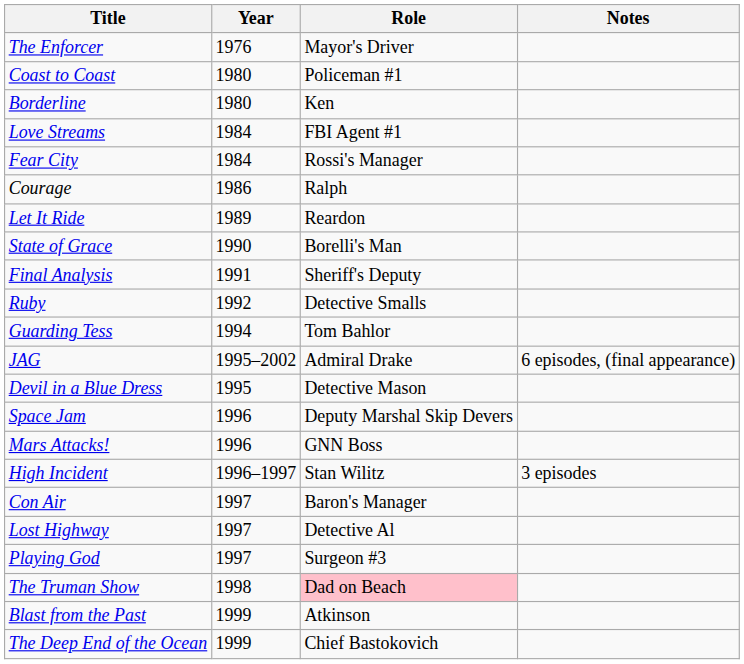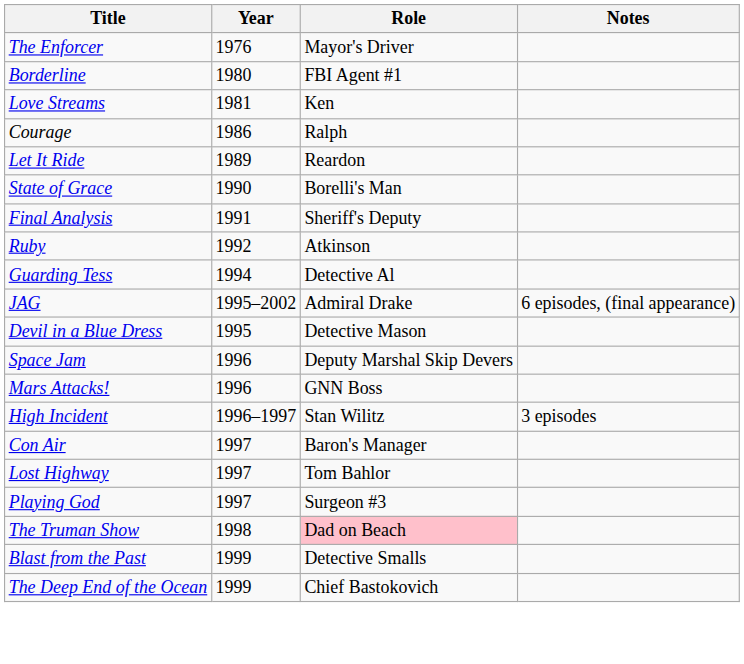- row: (62, 75)
(319, 103) Ken -> (353, 75) FBI Agent #1
(233, 132) 1984 -> (233, 103) 1981
(353, 132) FBI Agent #1 -> (319, 103) Ken
- row: (43, 160)
(365, 302) Detective Smalls -> (337, 246) Atkinson
(347, 331) Tom Bahlor -> (349, 274) Detective Al
(349, 530) Detective Al -> (347, 473) Tom Bahlor
(337, 615) Atkinson -> (365, 558) Detective Smalls
